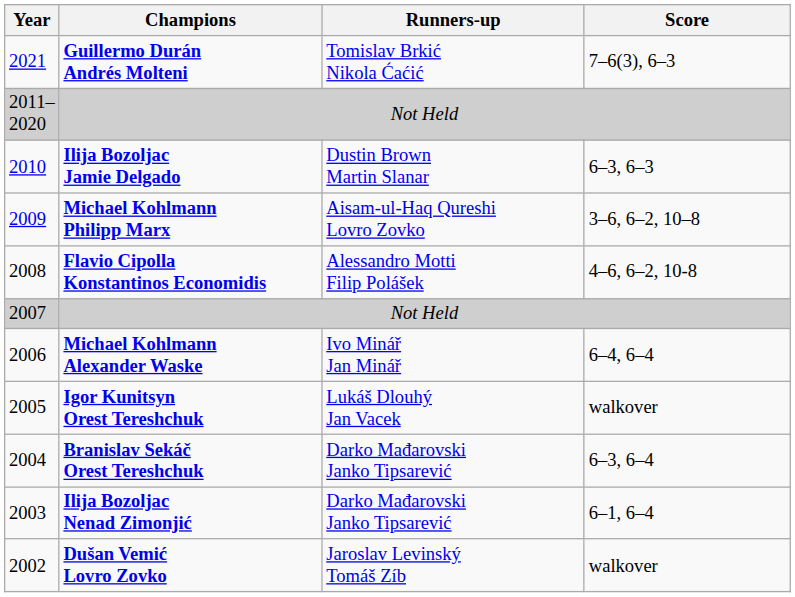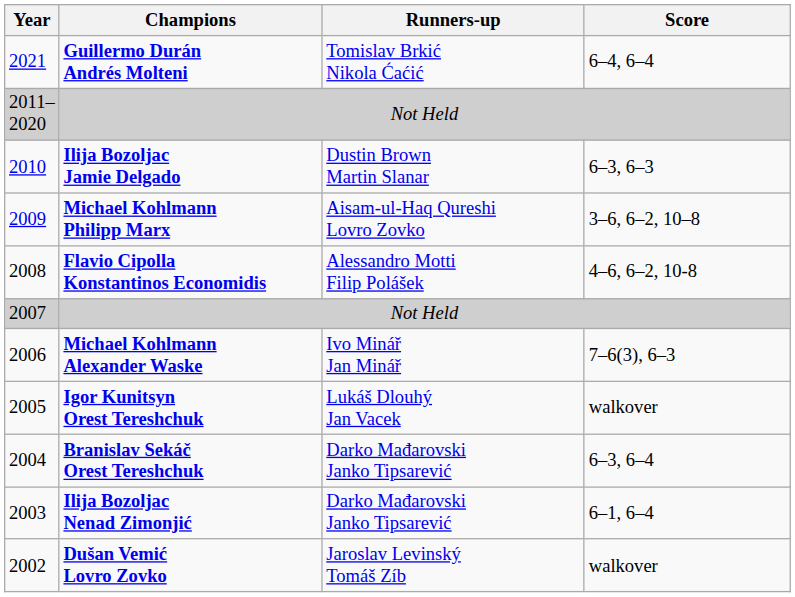(632, 61) 7–6(3), 6–3 -> (621, 61) 6–4, 6–4
(621, 355) 6–4, 6–4 -> (632, 355) 7–6(3), 6–3
